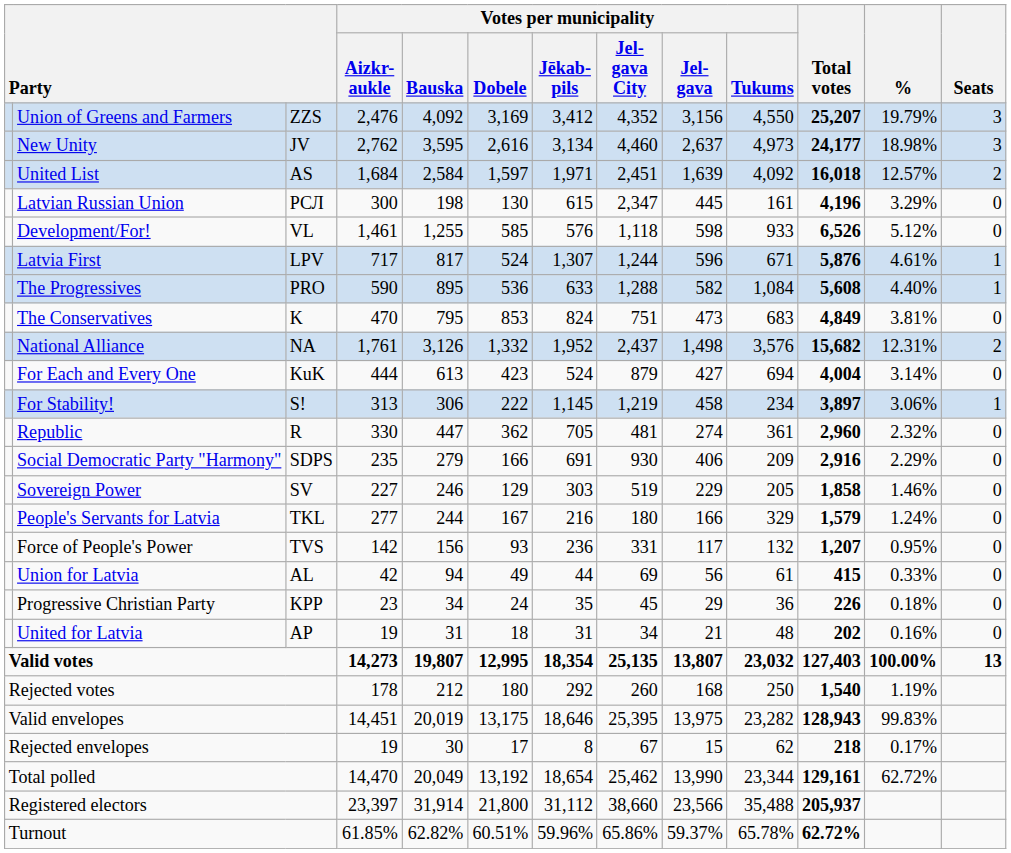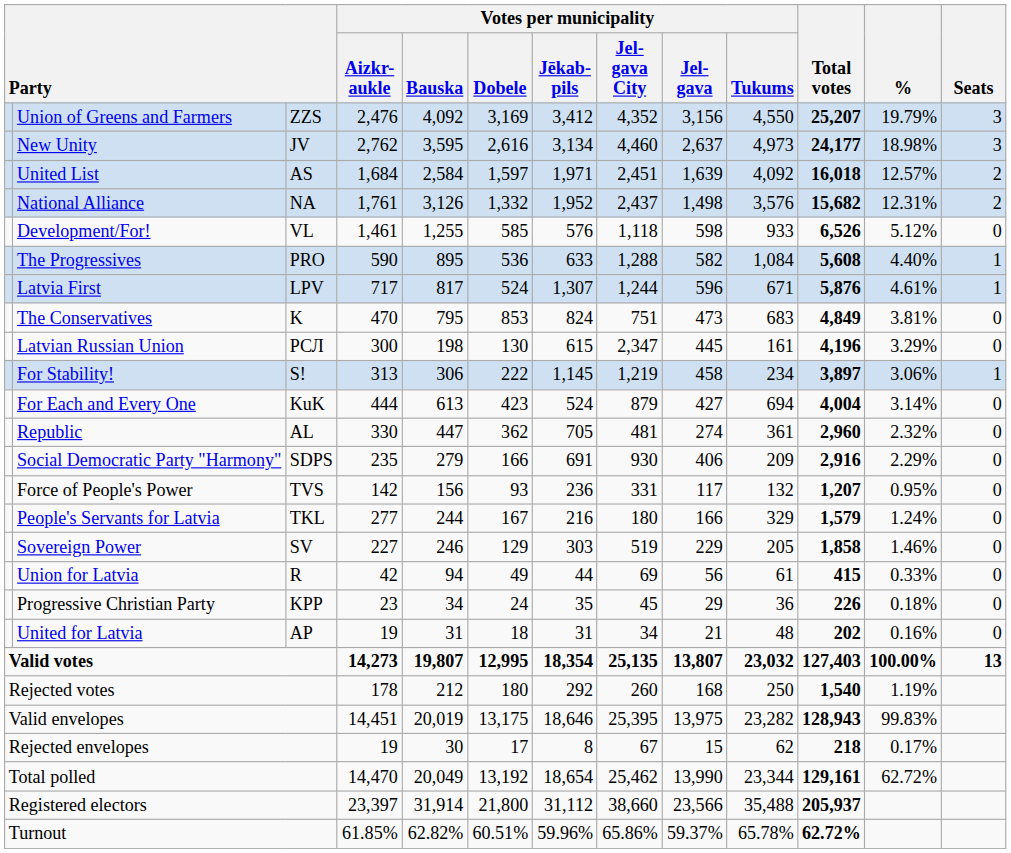rows swapped: (81, 346) <-> (100, 202)
rows swapped: (59, 260) <-> (79, 288)
rows swapped: (106, 374) <-> (66, 403)
(296, 432) R -> (302, 432) AL
rows swapped: (79, 489) <-> (105, 546)
(302, 575) AL -> (296, 575) R
